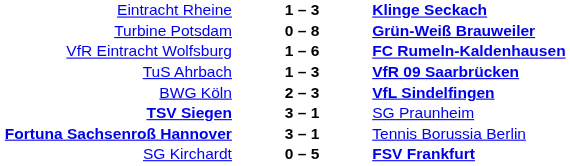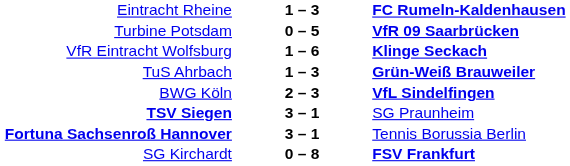(430, 10) Klinge Seckach -> (469, 10) FC Rumeln-Kaldenhausen
(302, 31) 0 – 8 -> (302, 31) 0 – 5
(454, 31) Grün-Weiß Brauweiler -> (446, 31) VfR 09 Saarbrücken
(469, 51) FC Rumeln-Kaldenhausen -> (430, 51) Klinge Seckach
(446, 72) VfR 09 Saarbrücken -> (454, 72) Grün-Weiß Brauweiler
(302, 154) 0 – 5 -> (302, 154) 0 – 8
